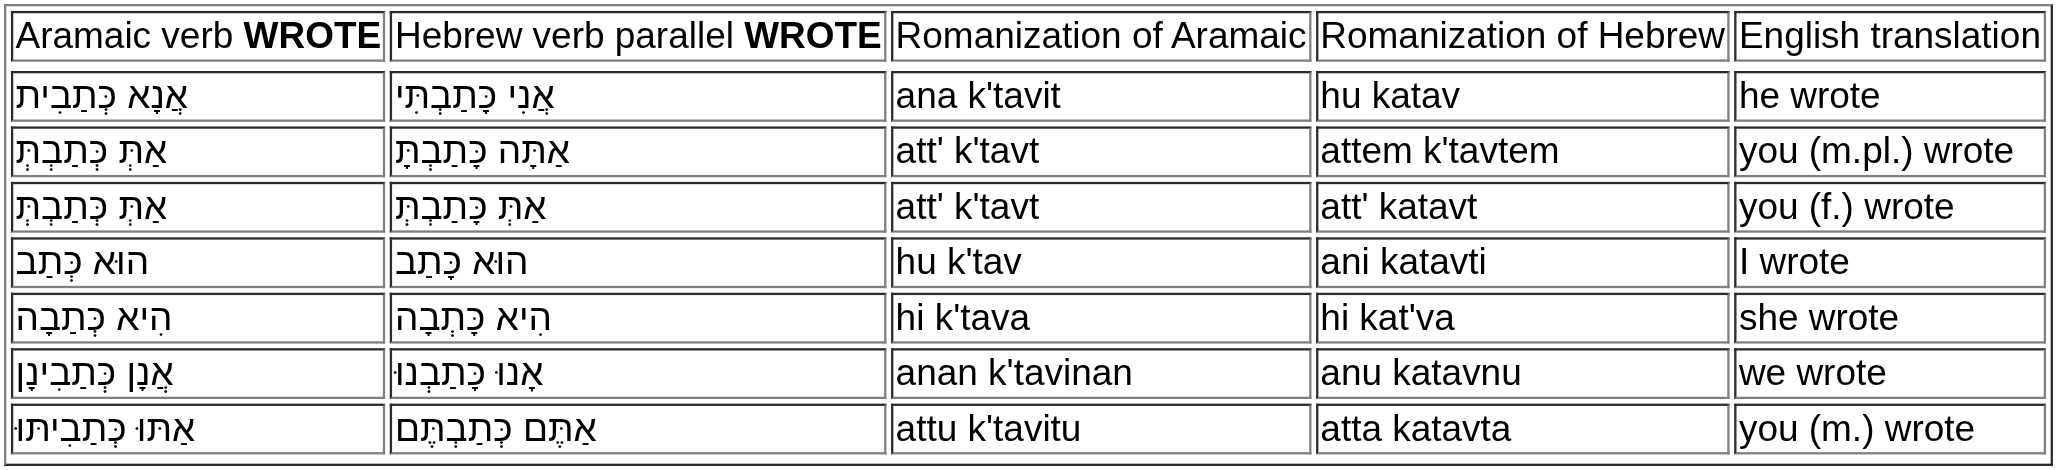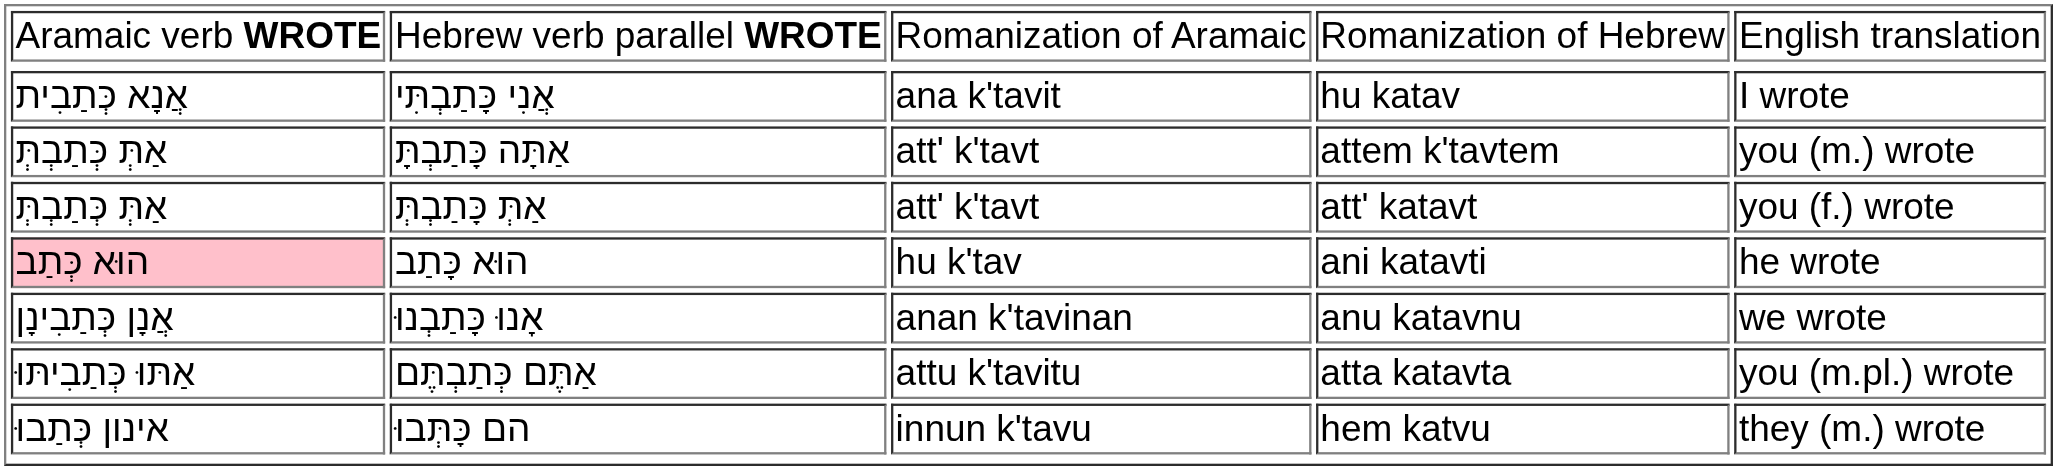(1810, 95) he wrote -> (1794, 95) I wrote
(1877, 151) you (m.pl.) wrote -> (1857, 151) you (m.) wrote
(82, 262) no background -> (82, 262) pink background
(1794, 262) I wrote -> (1810, 262) he wrote
- row: (473, 317)
(1857, 428) you (m.) wrote -> (1877, 372) you (m.pl.) wrote
+ row: (463, 428)
